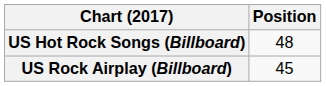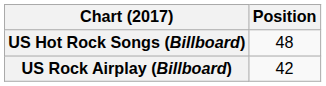(285, 68) 45 -> (285, 68) 42
